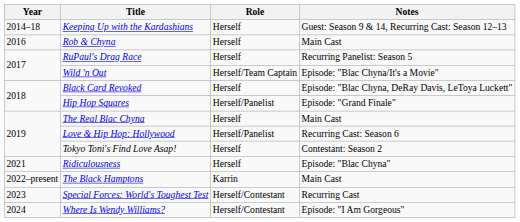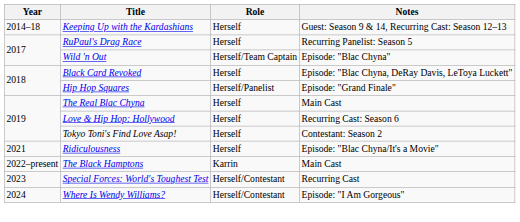- row: (89, 42)
(370, 73) Episode: "Blac Chyna/It's a Movie" -> (346, 57) Episode: "Blac Chyna"
(243, 133) Herself/Panelist -> (227, 118) Herself
(346, 164) Episode: "Blac Chyna" -> (370, 149) Episode: "Blac Chyna/It's a Movie"
